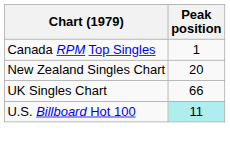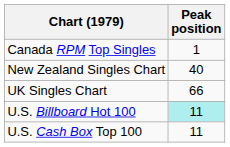(196, 70) 20 -> (196, 70) 40
+ row: (75, 132)
